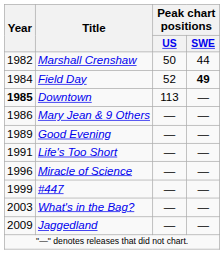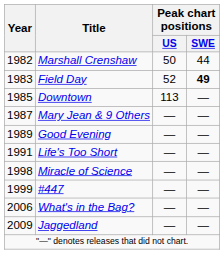(20, 79) 1984 -> (20, 79) 1983
(20, 97) bold -> (20, 97) normal
(20, 116) 1986 -> (20, 116) 1987
(20, 170) 1996 -> (20, 170) 1998
(20, 207) 2003 -> (20, 207) 2006
